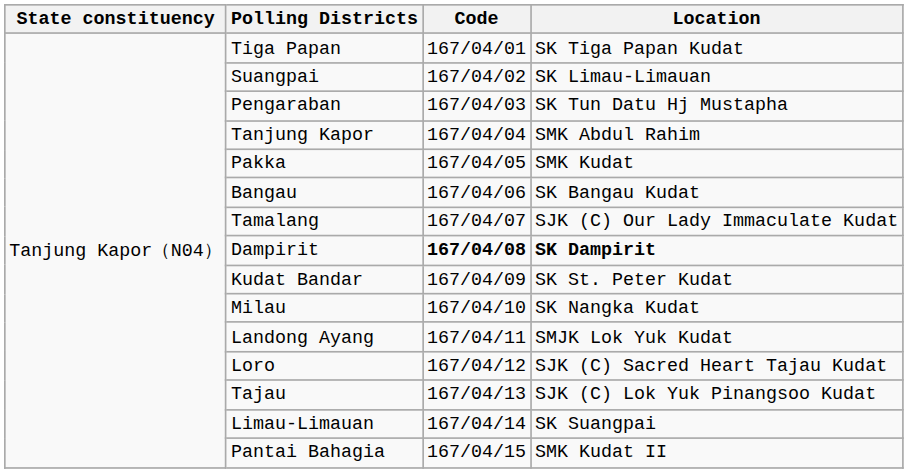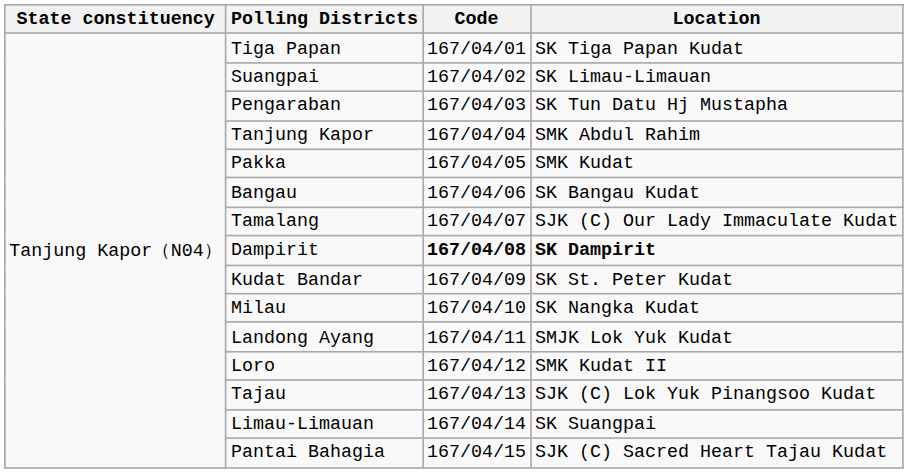(711, 366) SJK (C) Sacred Heart Tajau Kudat -> (601, 366) SMK Kudat II
(601, 453) SMK Kudat II -> (711, 453) SJK (C) Sacred Heart Tajau Kudat
